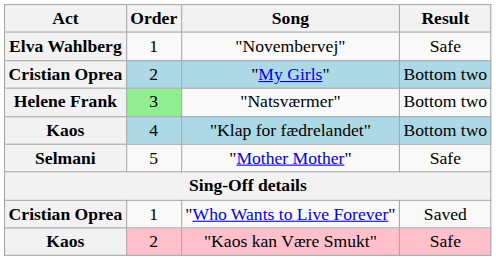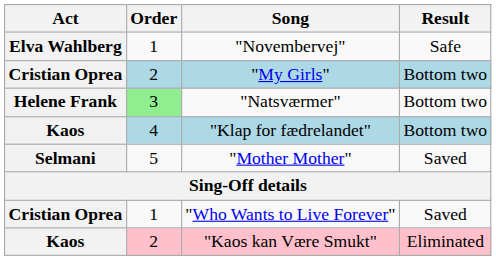(445, 158) Safe -> (445, 158) Saved
(445, 241) Safe -> (445, 241) Eliminated
